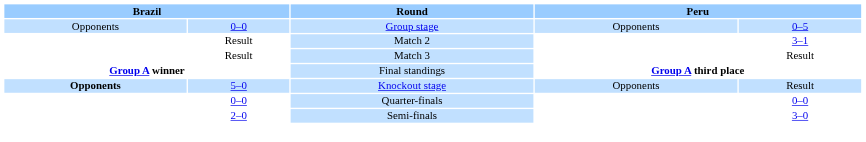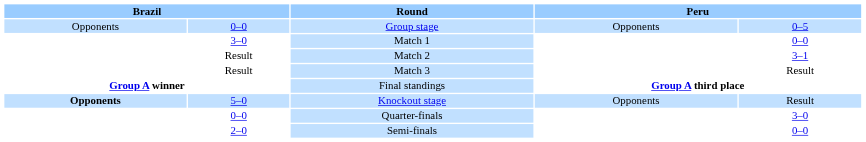+ row: (412, 41)
(800, 101) 0–0 -> (800, 116) 3–0
(800, 116) 3–0 -> (800, 131) 0–0
